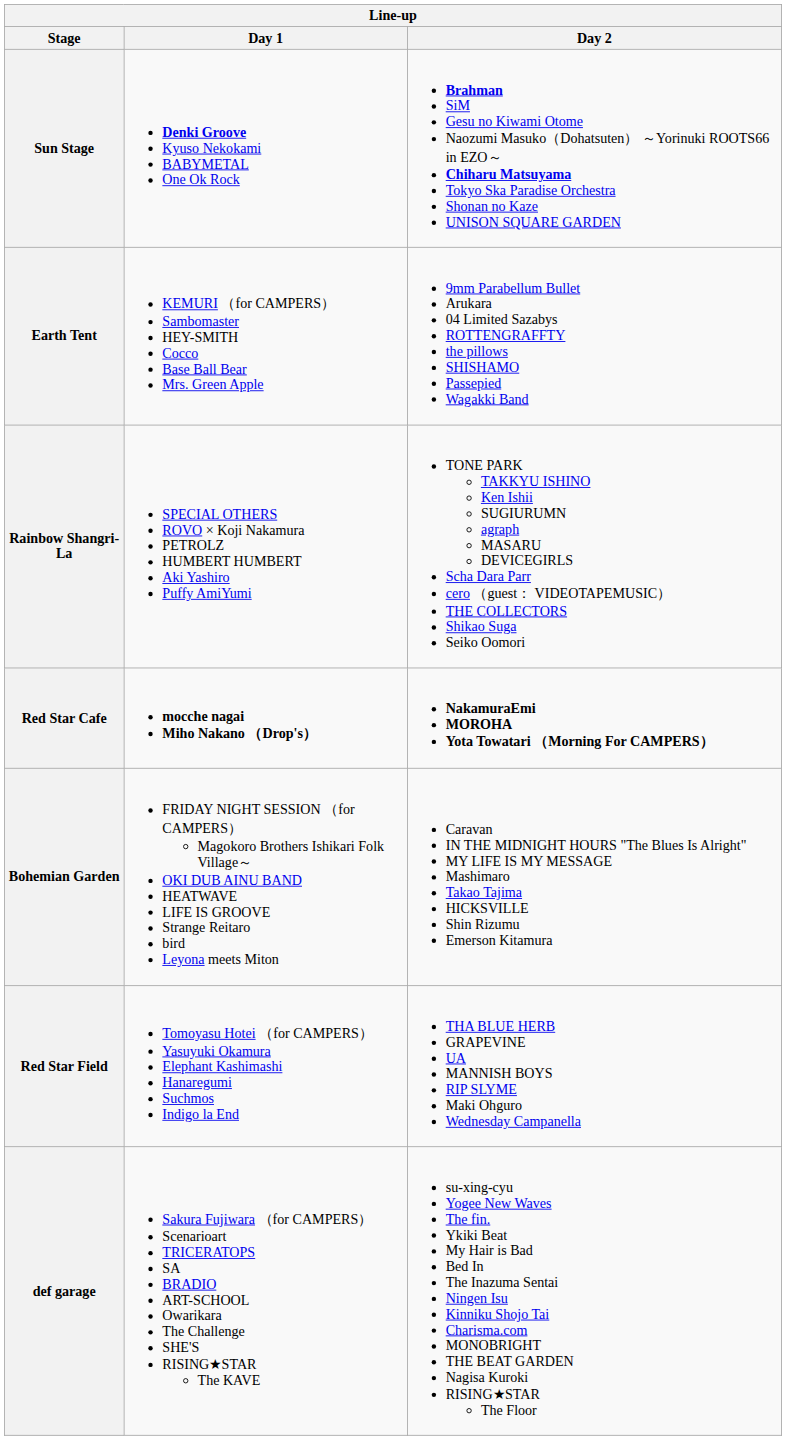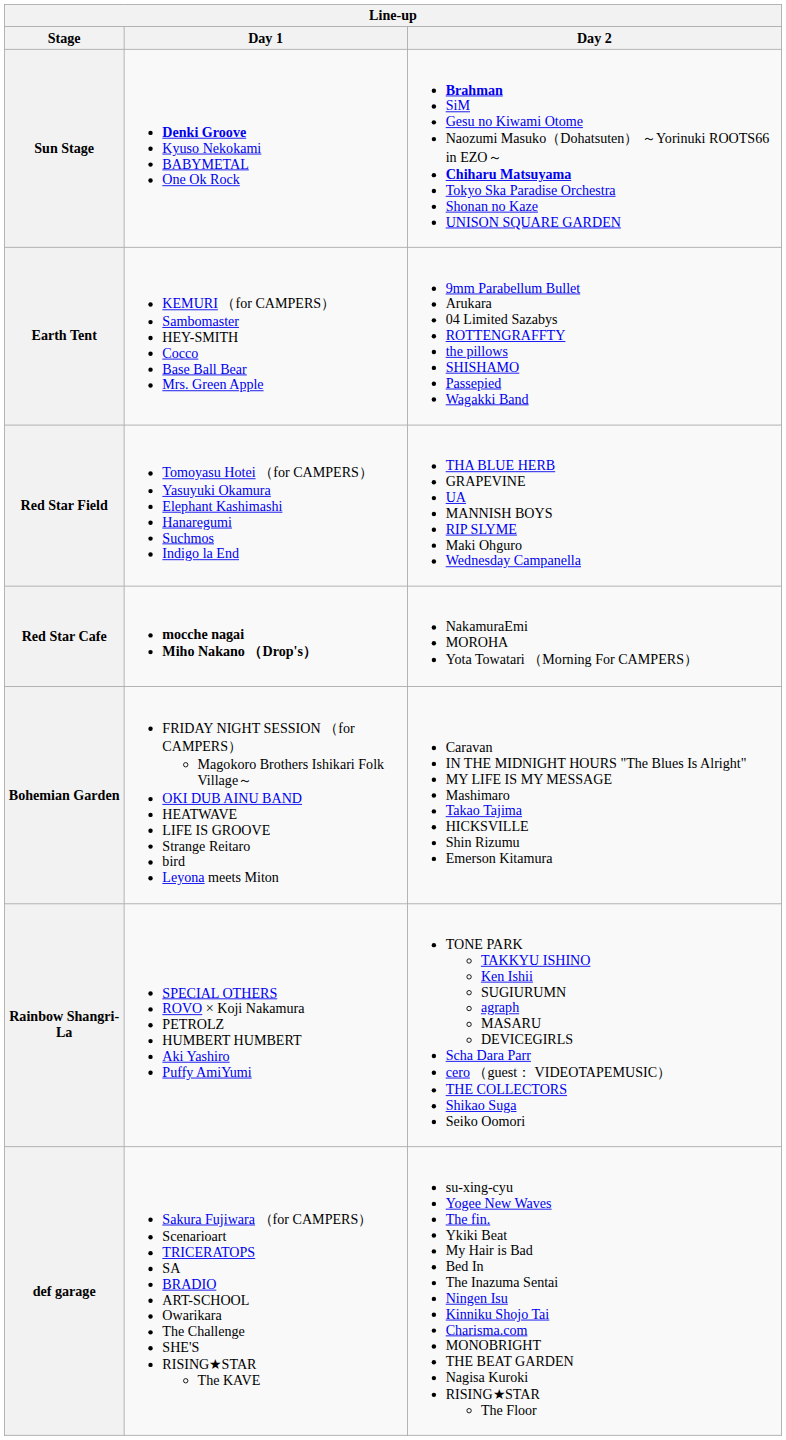rows swapped: (64, 1066) <-> (64, 546)
(594, 726) bold -> (594, 644) normal
